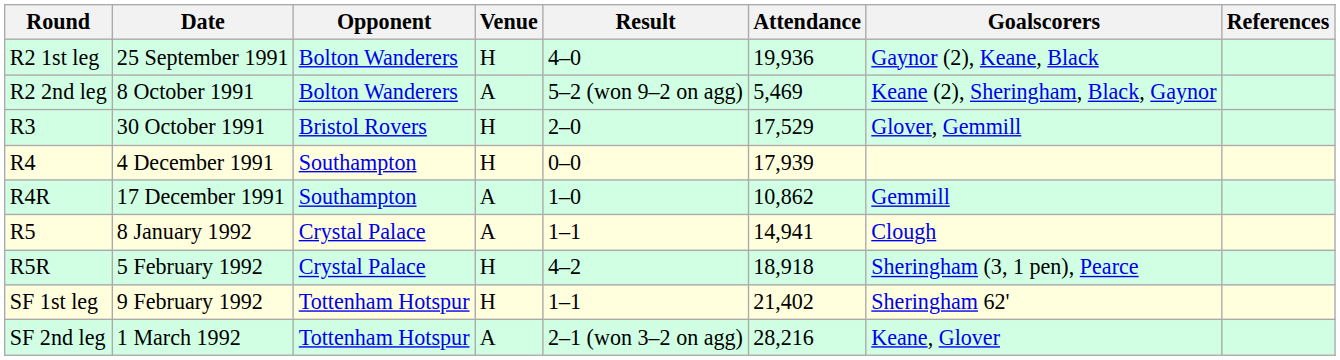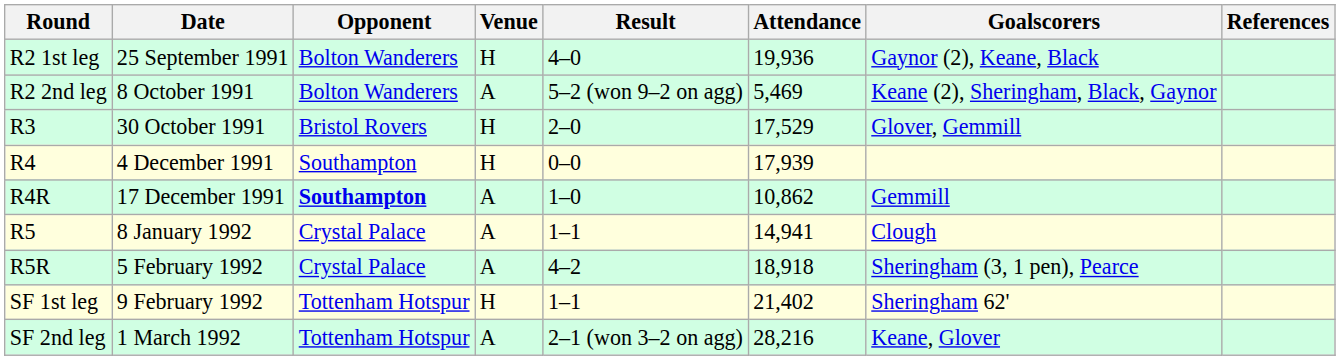(358, 197) normal -> (363, 197) bold
(488, 267) H -> (488, 267) A
